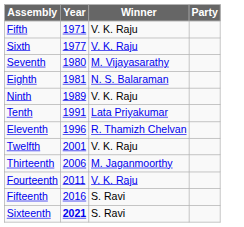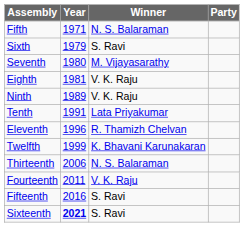(114, 29) V. K. Raju -> (130, 29) N. S. Balaraman
(74, 46) 1977 -> (74, 46) 1979
(114, 46) V. K. Raju -> (108, 46) S. Ravi
(130, 79) N. S. Balaraman -> (114, 79) V. K. Raju
(74, 146) 2001 -> (74, 146) 1999
(114, 146) V. K. Raju -> (148, 146) K. Bhavani Karunakaran
(132, 163) M. Jaganmoorthy -> (130, 163) N. S. Balaraman
